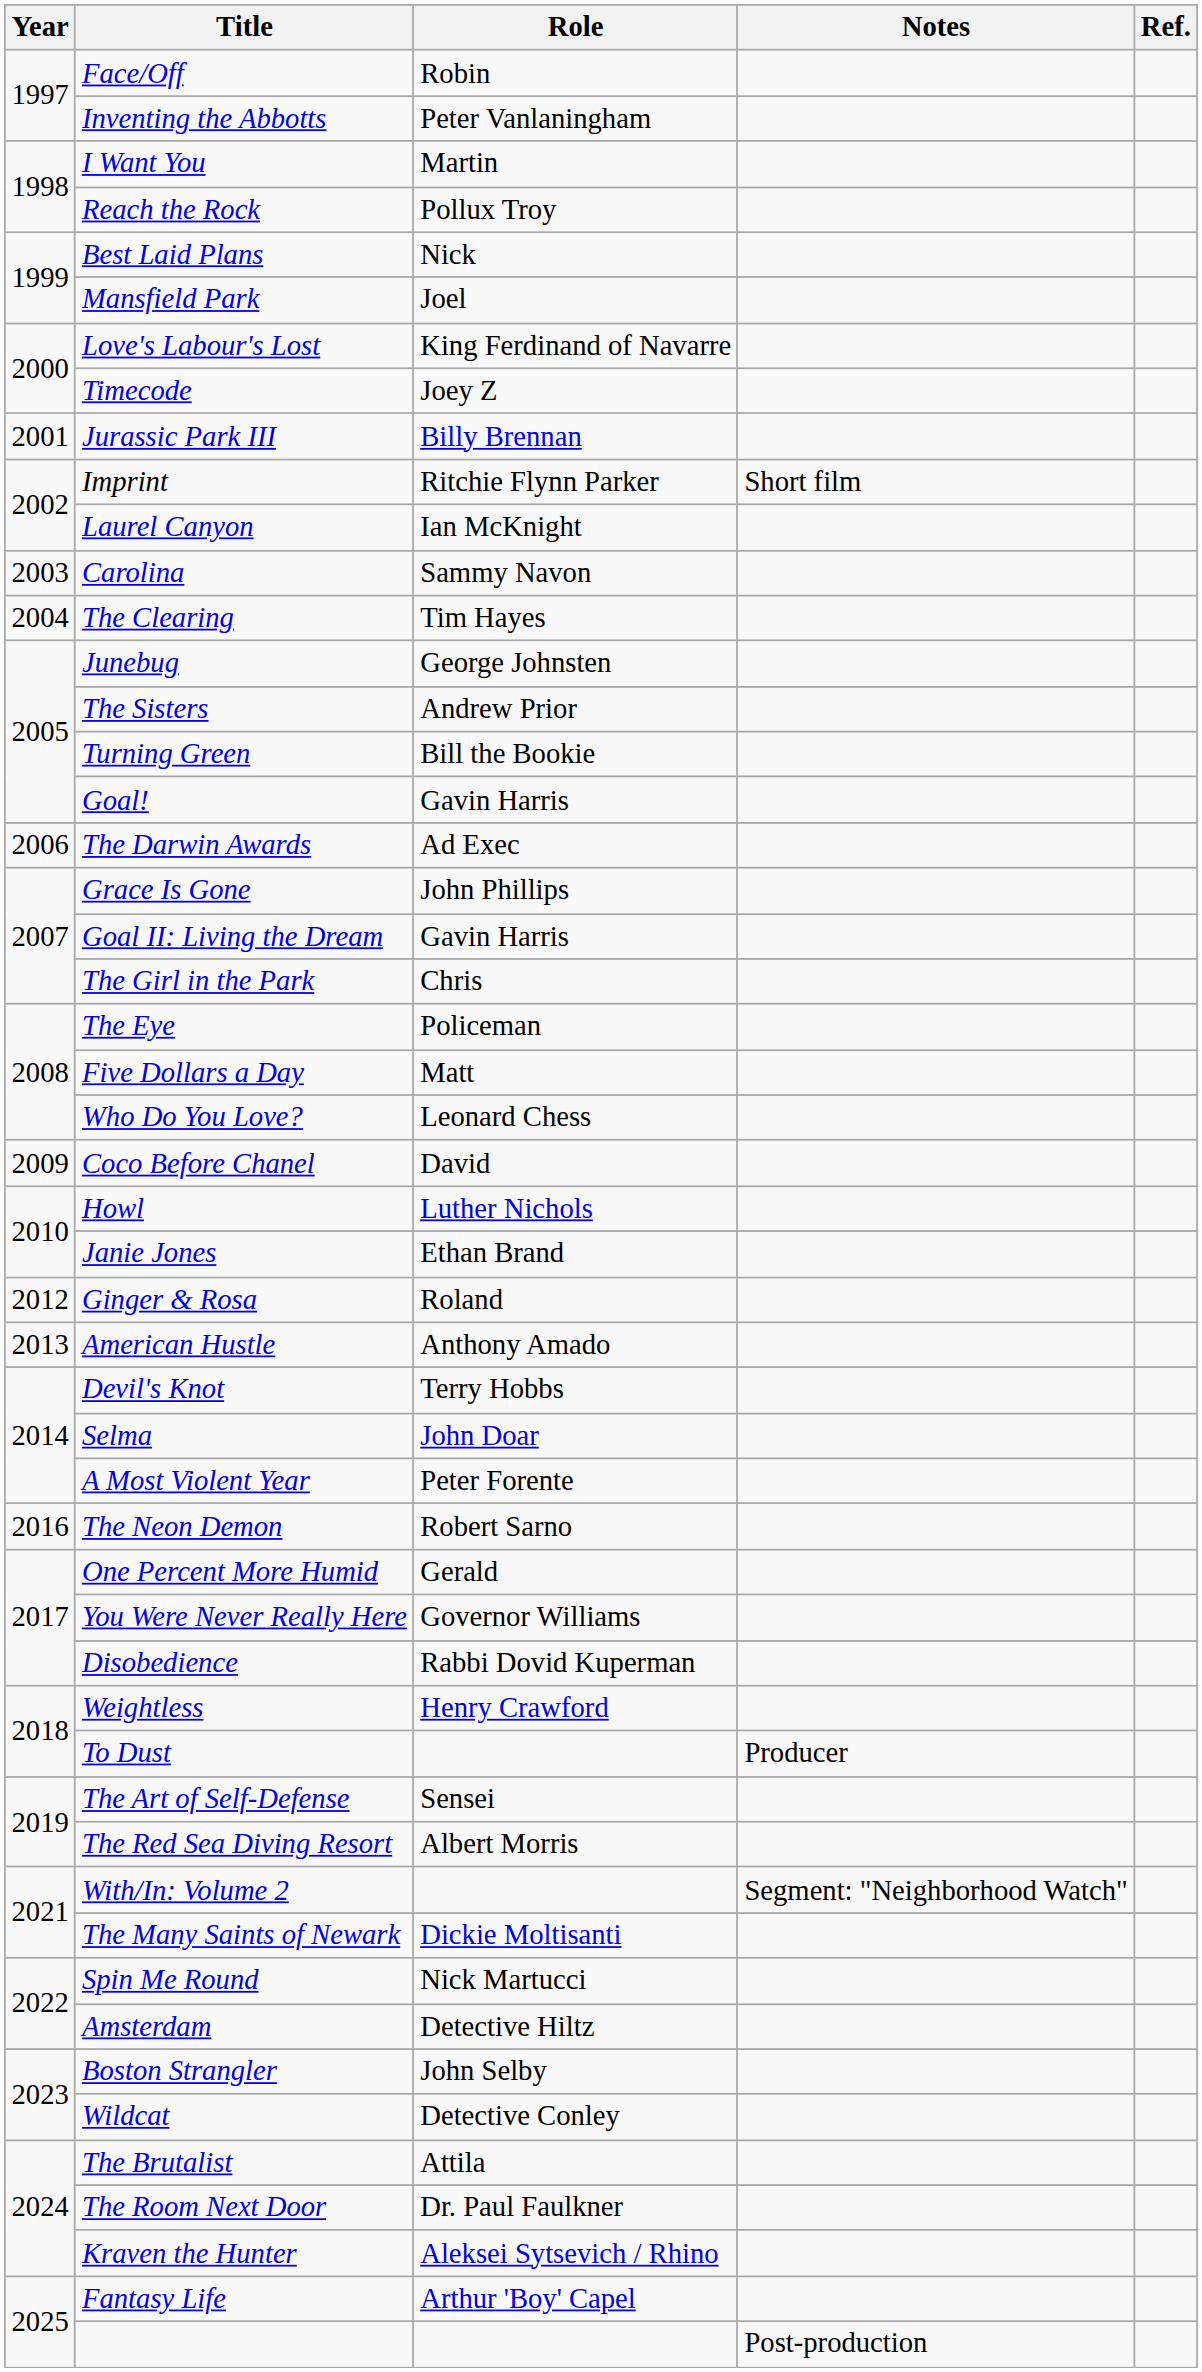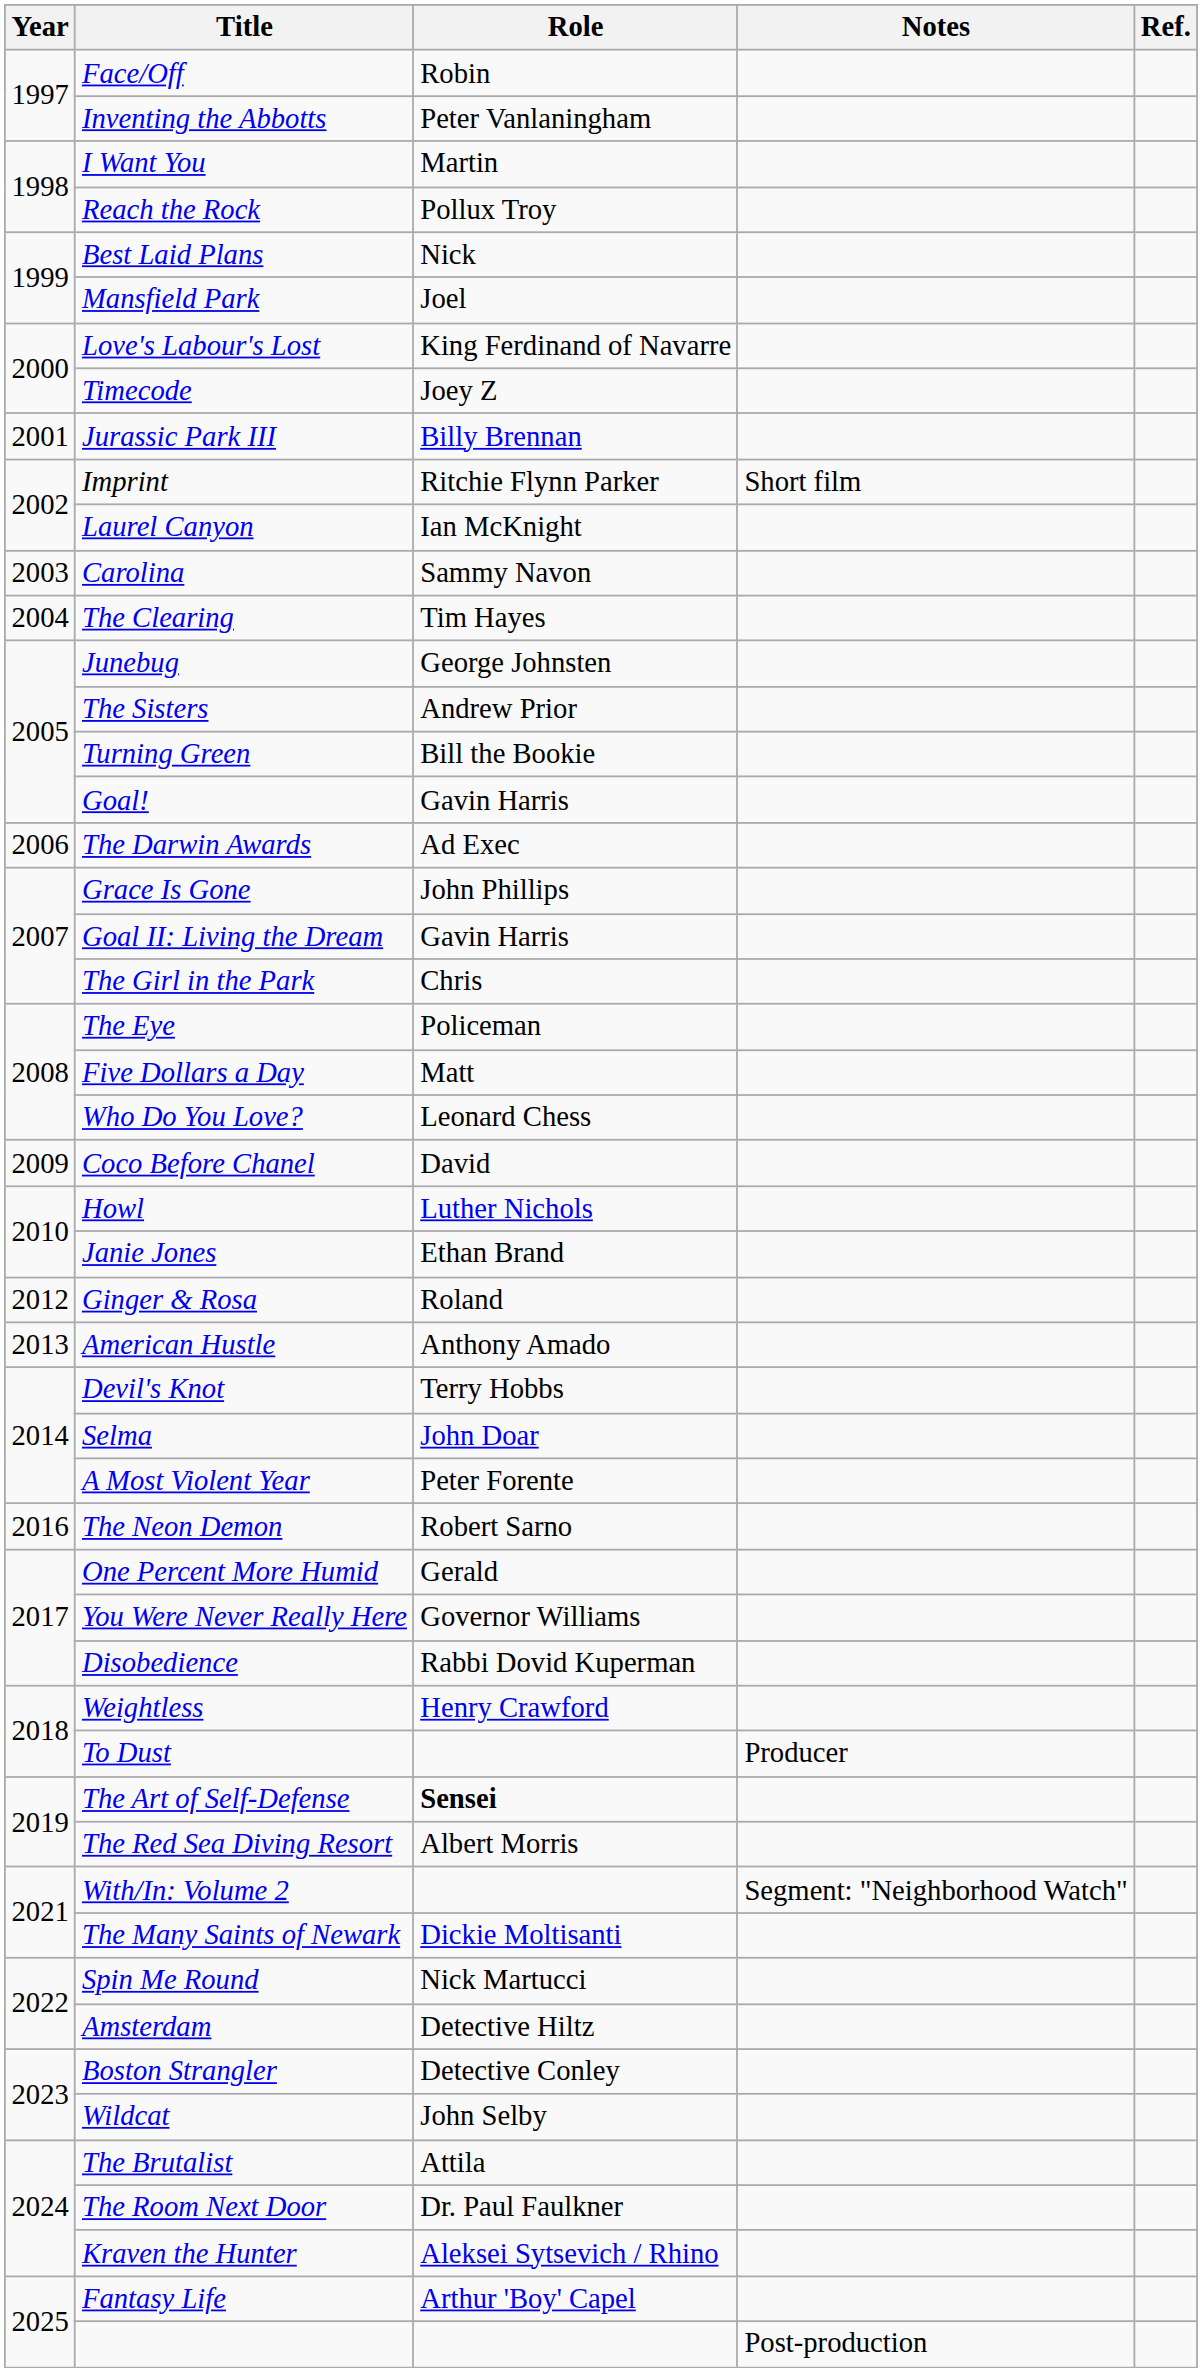(458, 1798) normal -> (458, 1798) bold
(483, 2071) John Selby -> (520, 2071) Detective Conley
(520, 2116) Detective Conley -> (483, 2116) John Selby
